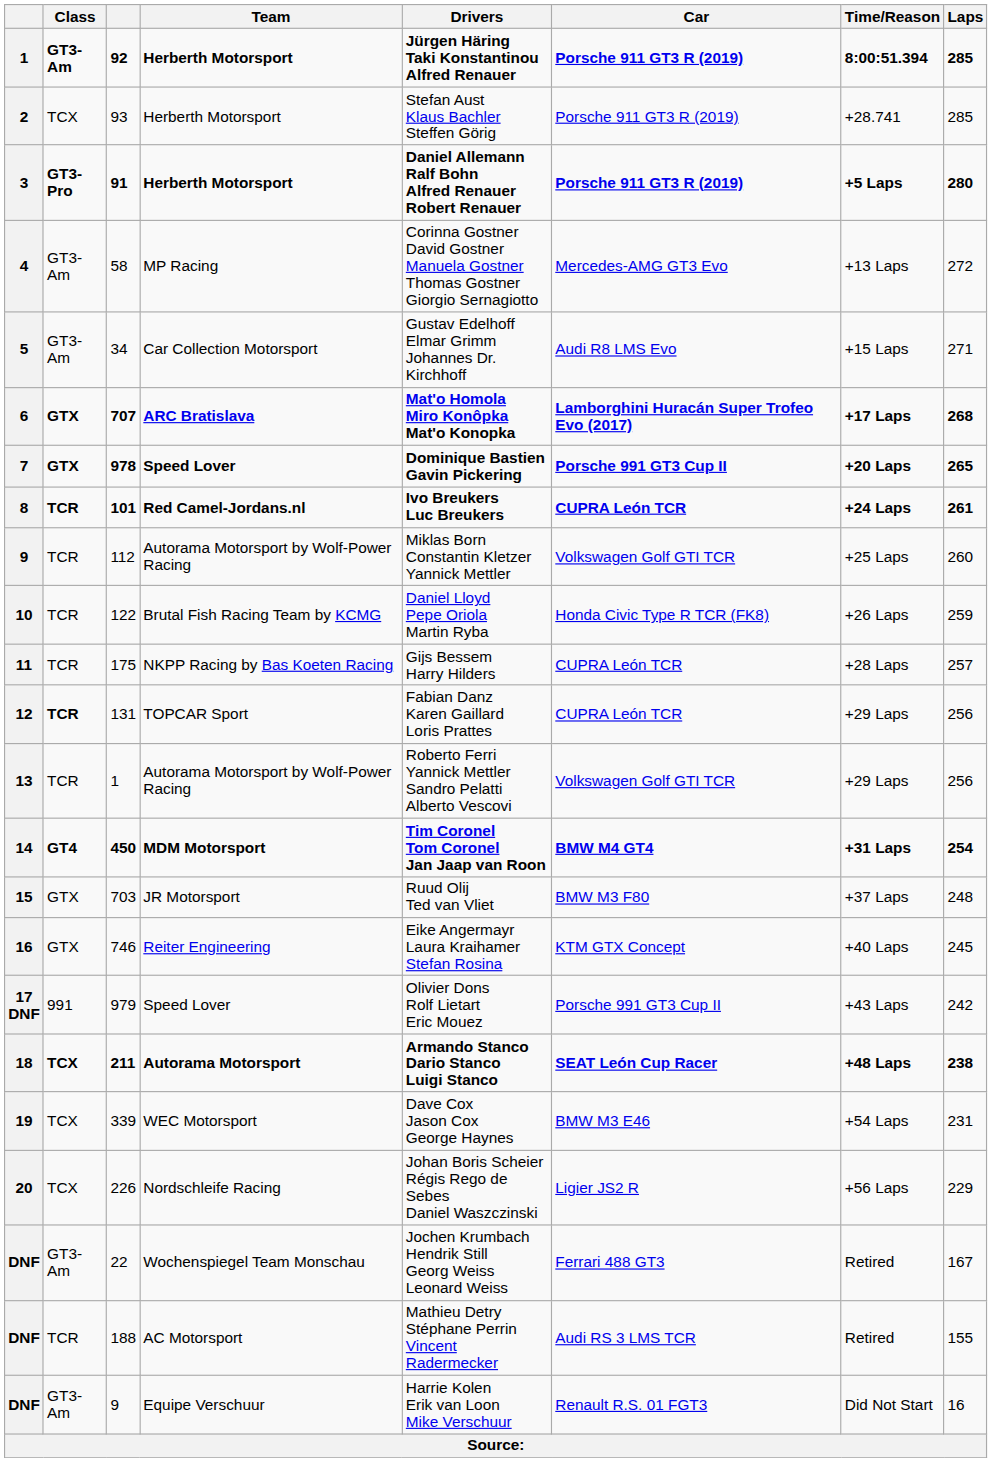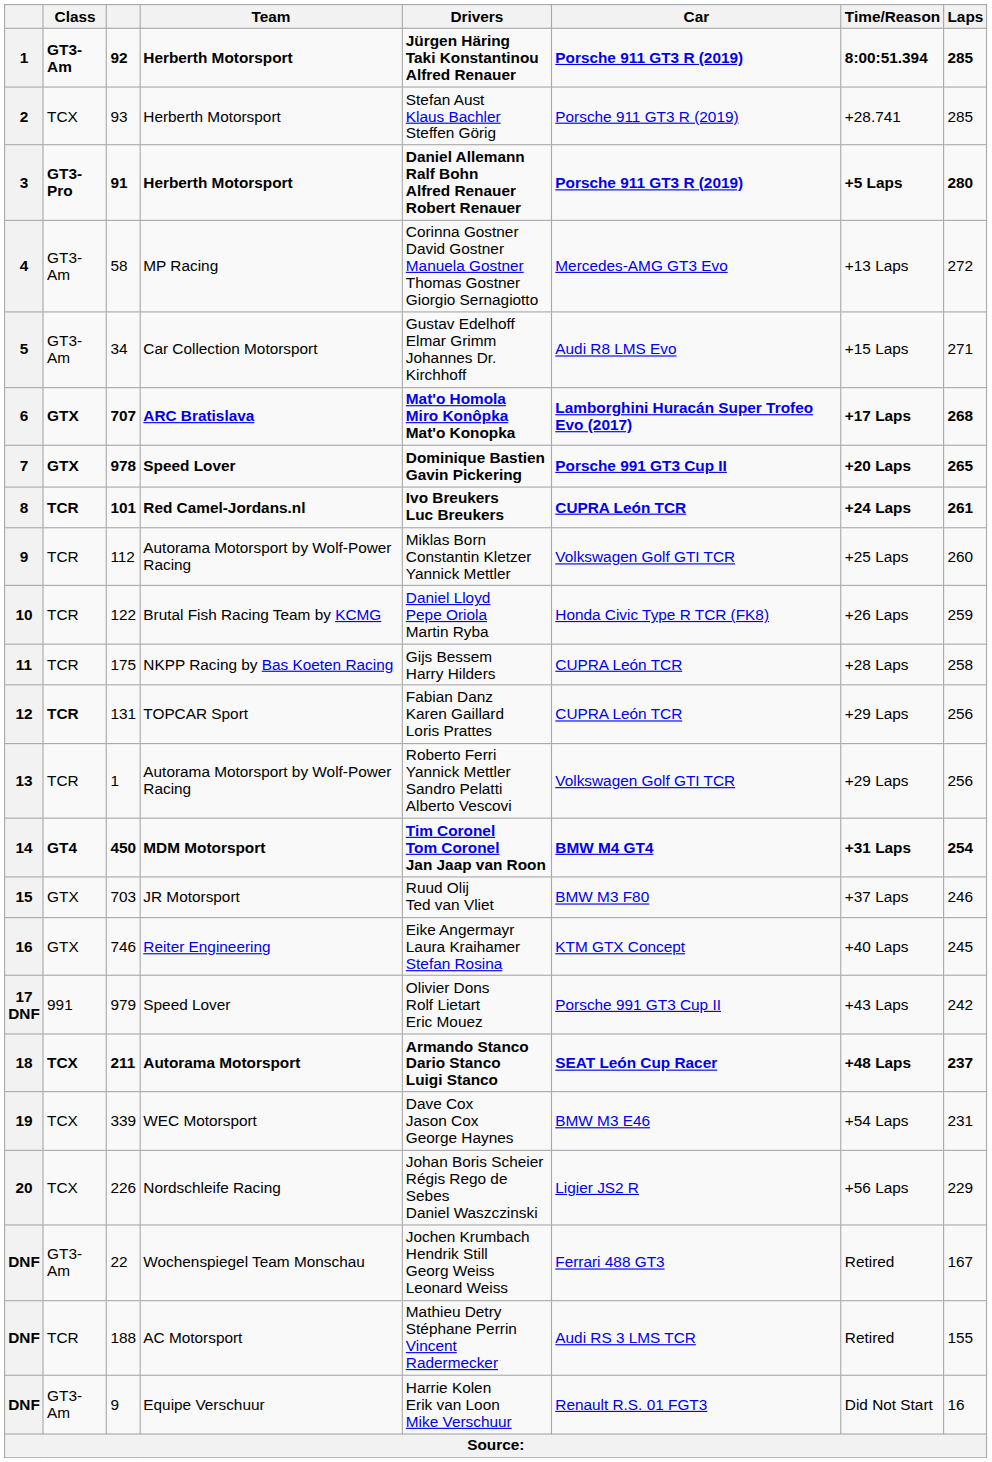(960, 664) 257 -> (960, 664) 258
(960, 897) 248 -> (960, 897) 246
(960, 1063) 238 -> (960, 1063) 237
